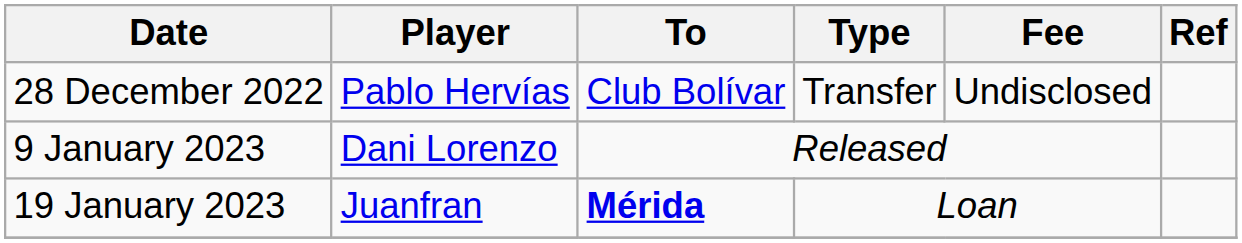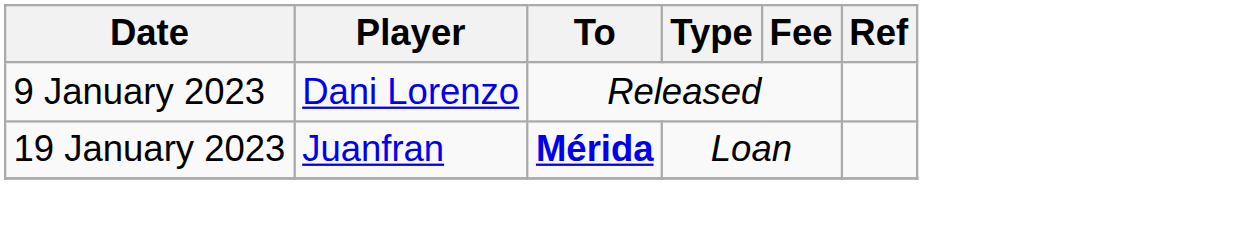- row: (169, 91)
